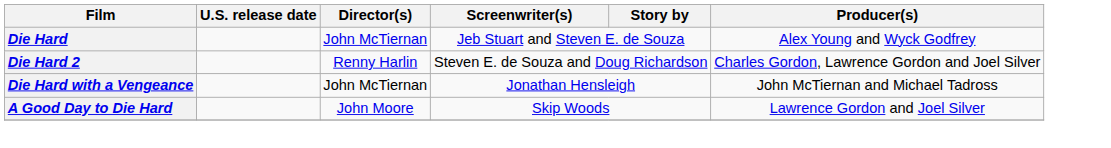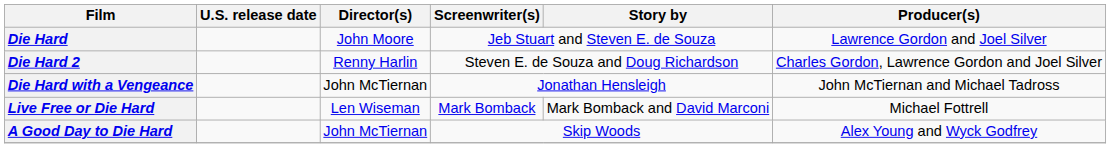(375, 39) John McTiernan -> (375, 39) John Moore
(877, 39) Alex Young and Wyck Godfrey -> (939, 39) Lawrence Gordon and Joel Silver
+ row: (81, 108)
(375, 108) John Moore -> (375, 131) John McTiernan
(877, 108) Lawrence Gordon and Joel Silver -> (939, 131) Alex Young and Wyck Godfrey
